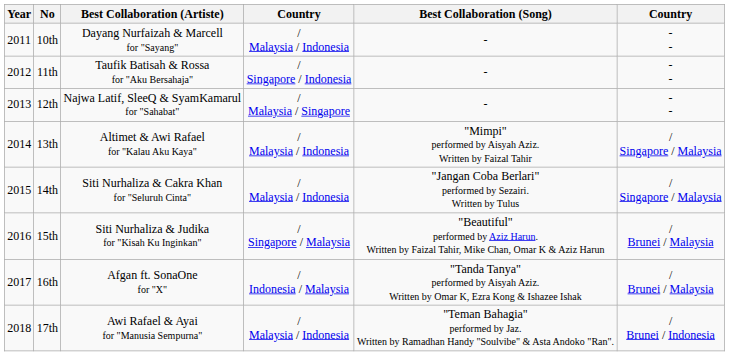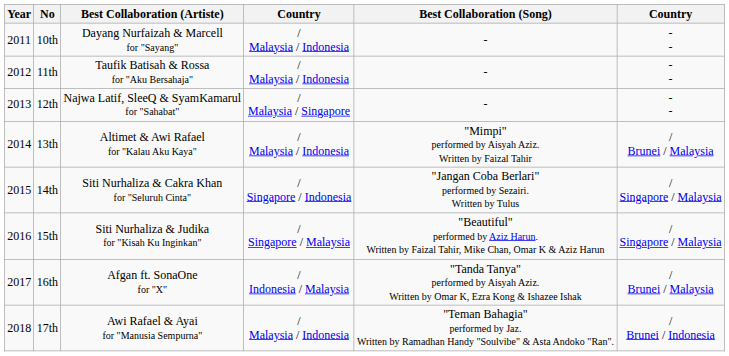(299, 72) / Singapore / Indonesia -> (299, 72) / Malaysia / Indonesia
(671, 144) / Singapore / Malaysia -> (671, 144) / Brunei / Malaysia
(299, 190) / Malaysia / Indonesia -> (299, 190) / Singapore / Indonesia
(671, 236) / Brunei / Malaysia -> (671, 236) / Singapore / Malaysia
